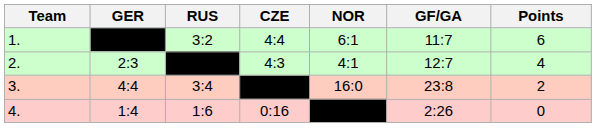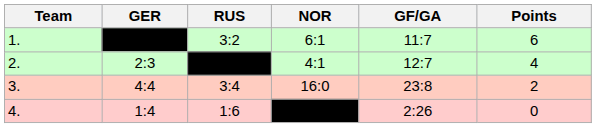- column: (275, 16)
